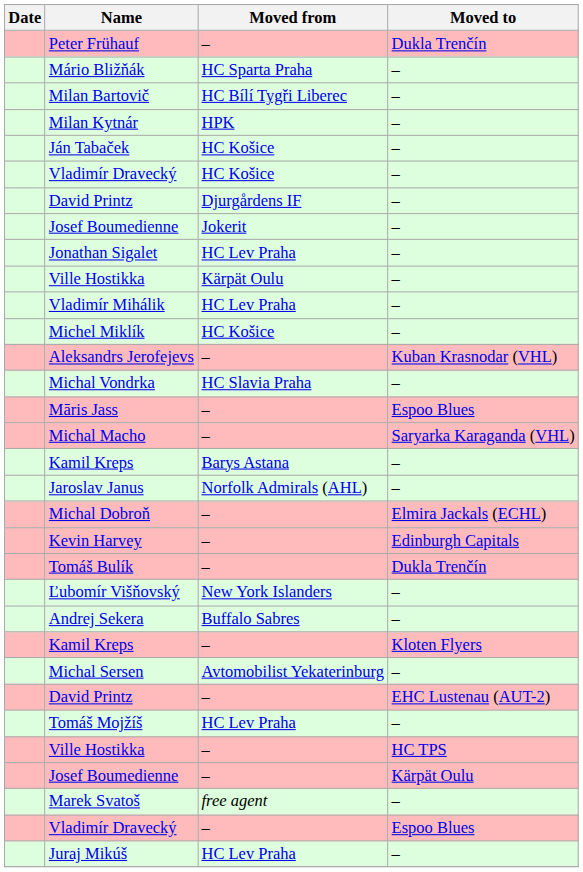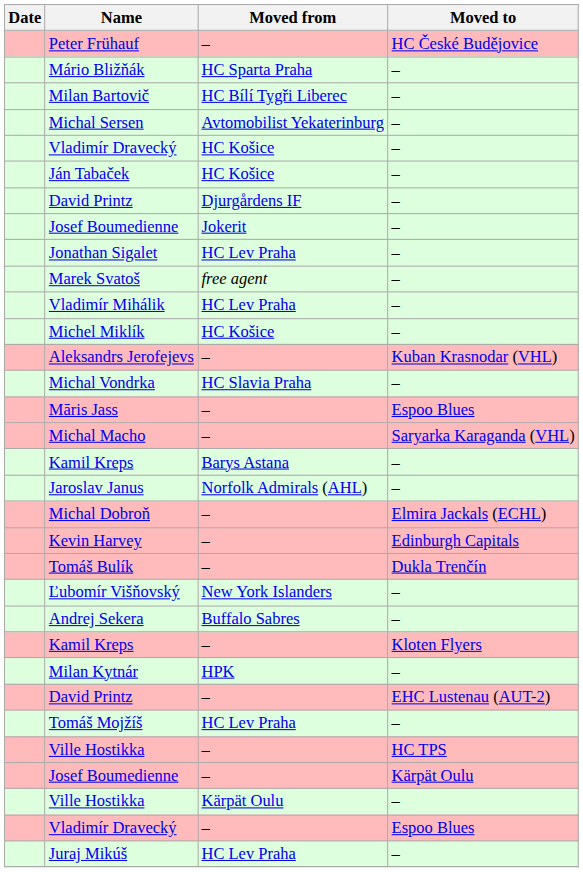(439, 43) Dukla Trenčín -> (465, 43) HC České Budějovice
rows swapped: (93, 122) <-> (96, 670)
rows swapped: (113, 174) <-> (89, 148)
rows swapped: (97, 278) <-> (94, 801)
